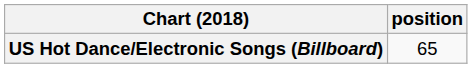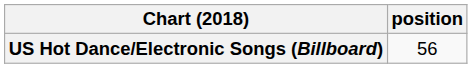(427, 48) 65 -> (427, 48) 56
